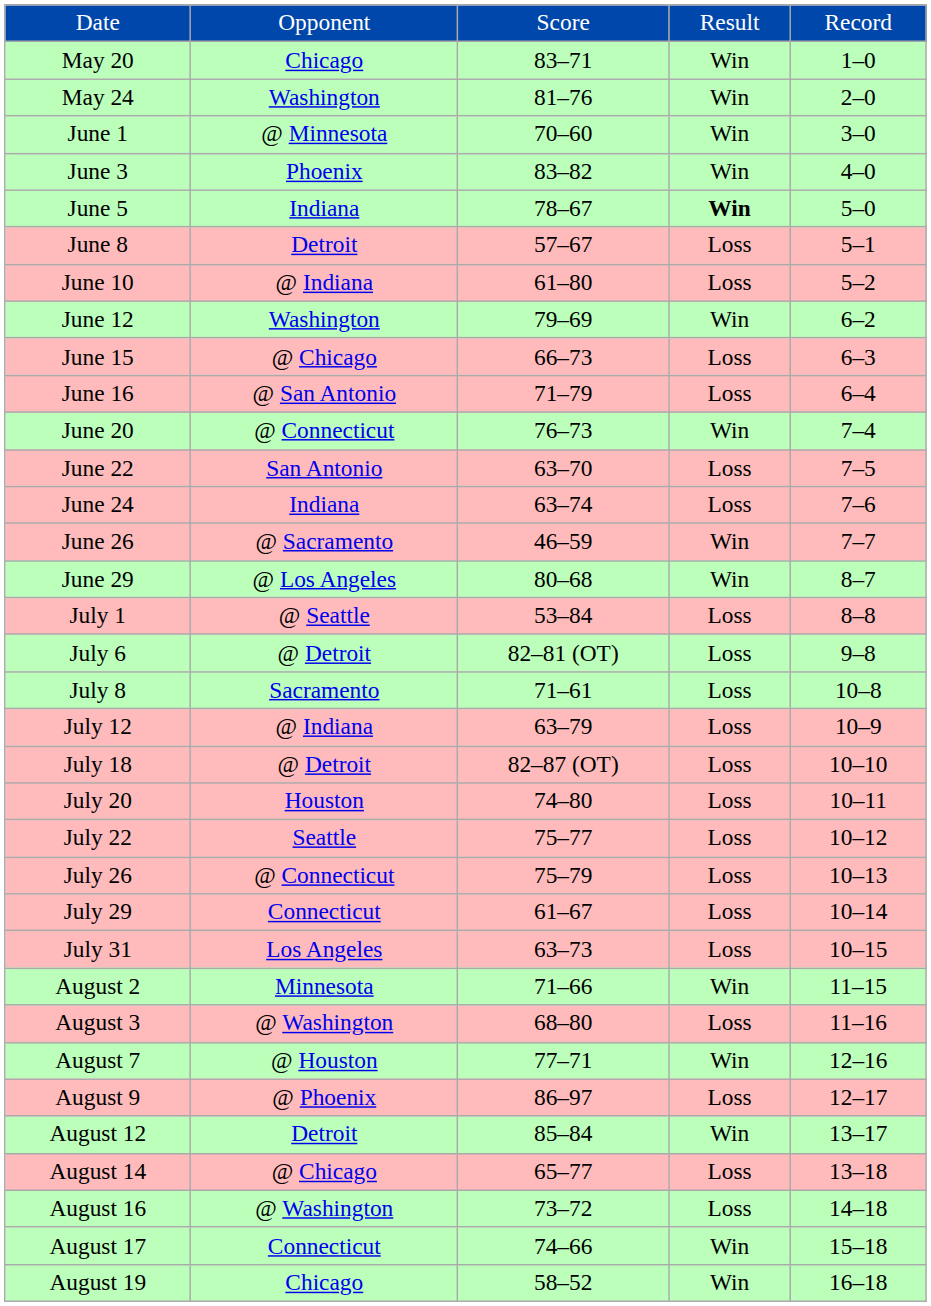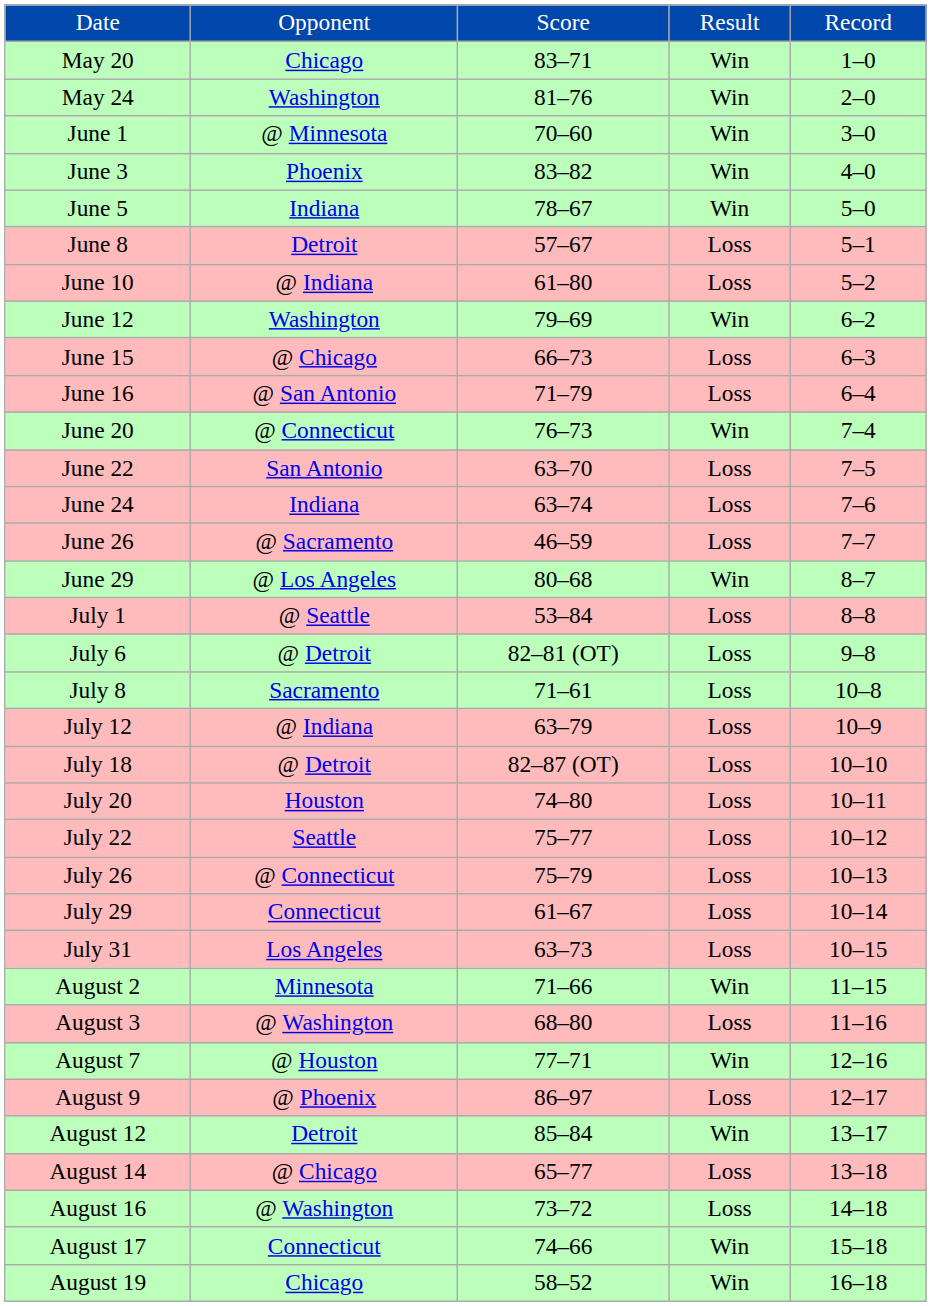(730, 208) bold -> (730, 208) normal
(730, 541) Win -> (730, 541) Loss
